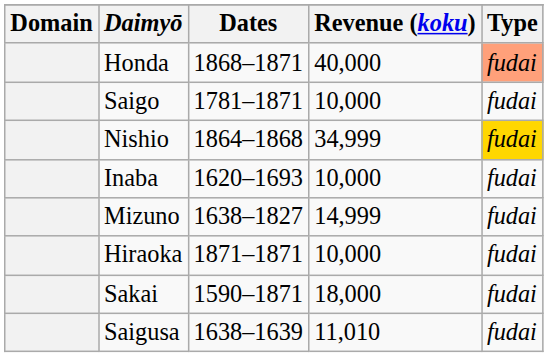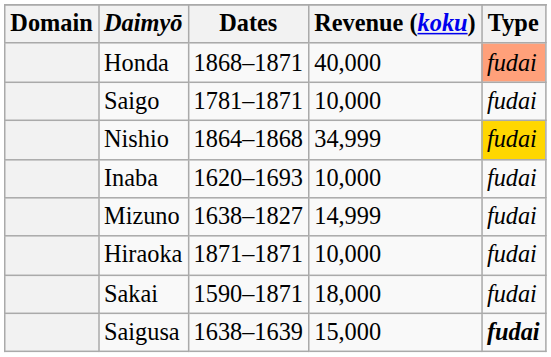(347, 332) 11,010 -> (348, 332) 15,000
(512, 332) normal -> (513, 332) bold
